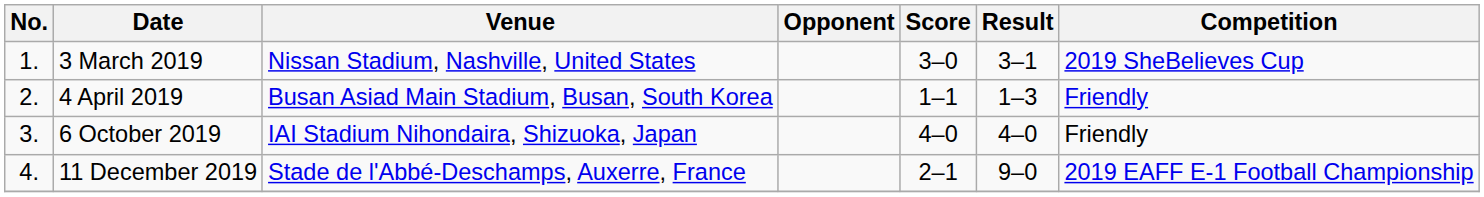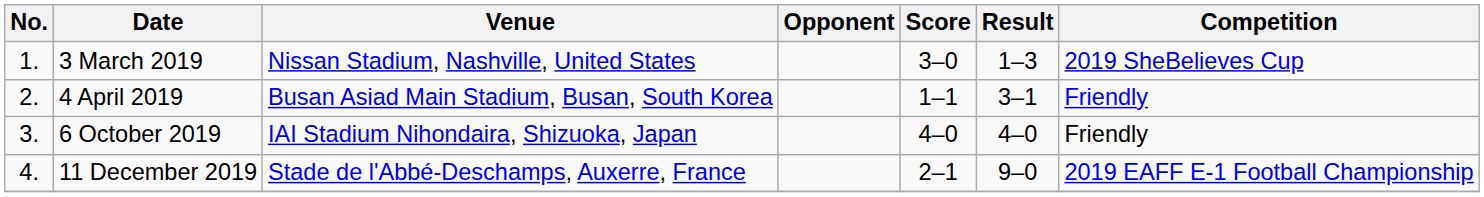(1018, 60) 3–1 -> (1018, 60) 1–3
(1018, 97) 1–3 -> (1018, 97) 3–1
